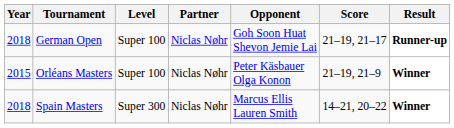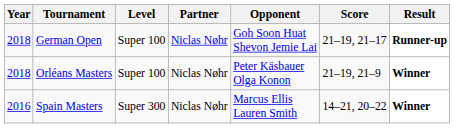(19, 73) 2015 -> (19, 73) 2018
(19, 106) 2018 -> (19, 106) 2016
